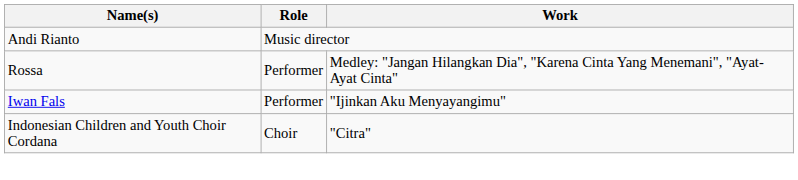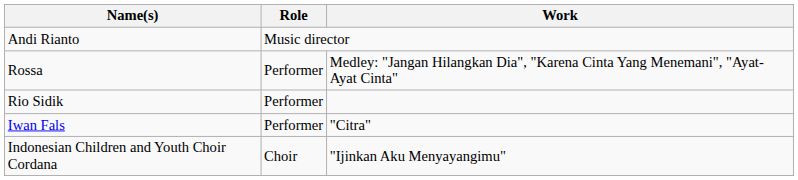+ row: (36, 101)
(418, 101) "Ijinkan Aku Menyayangimu" -> (350, 124) "Citra"
(350, 132) "Citra" -> (418, 156) "Ijinkan Aku Menyayangimu"
